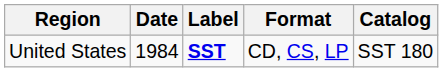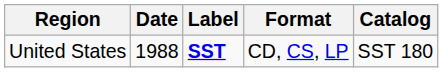(157, 50) 1984 -> (157, 50) 1988
